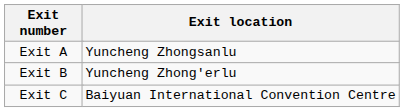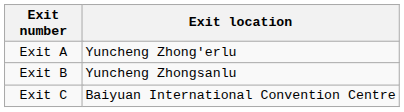(161, 52) Yuncheng Zhongsanlu -> (161, 52) Yuncheng Zhong'erlu
(161, 74) Yuncheng Zhong'erlu -> (161, 74) Yuncheng Zhongsanlu
